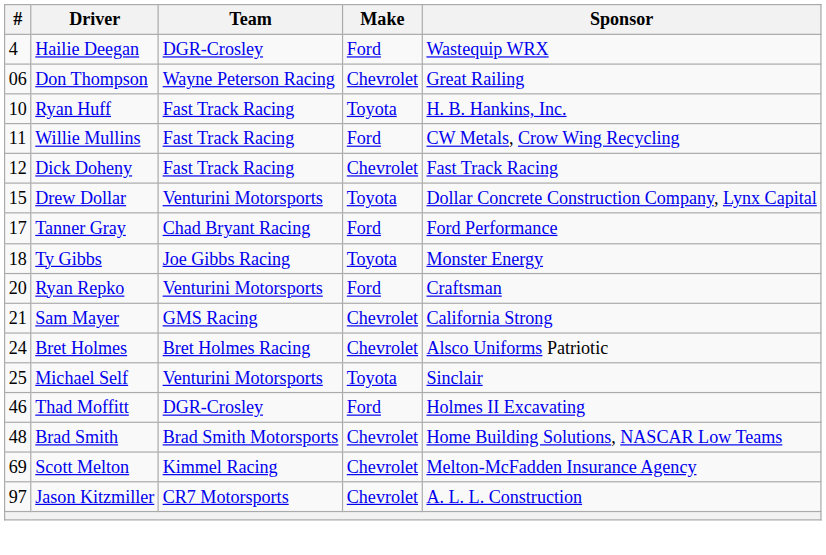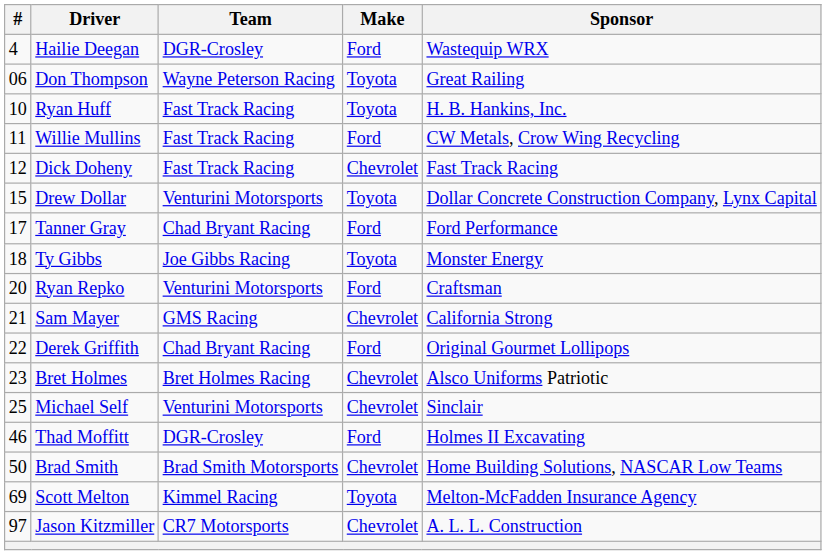(382, 79) Chevrolet -> (372, 79) Toyota
+ row: (87, 347)
(18, 347) 24 -> (18, 377) 23
(372, 377) Toyota -> (382, 407) Chevrolet
(18, 437) 48 -> (18, 466) 50
(382, 466) Chevrolet -> (372, 496) Toyota
